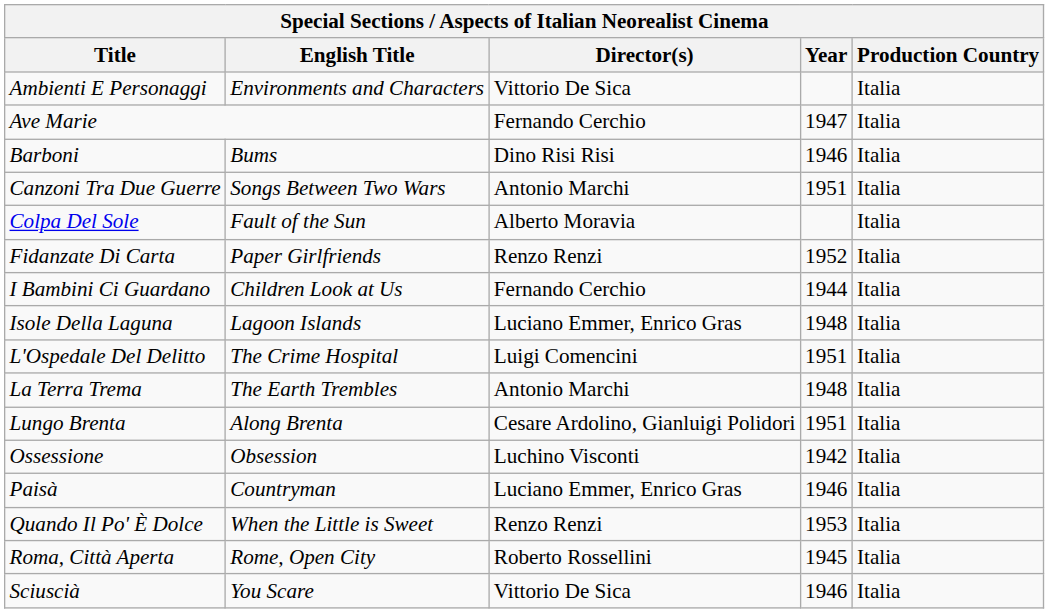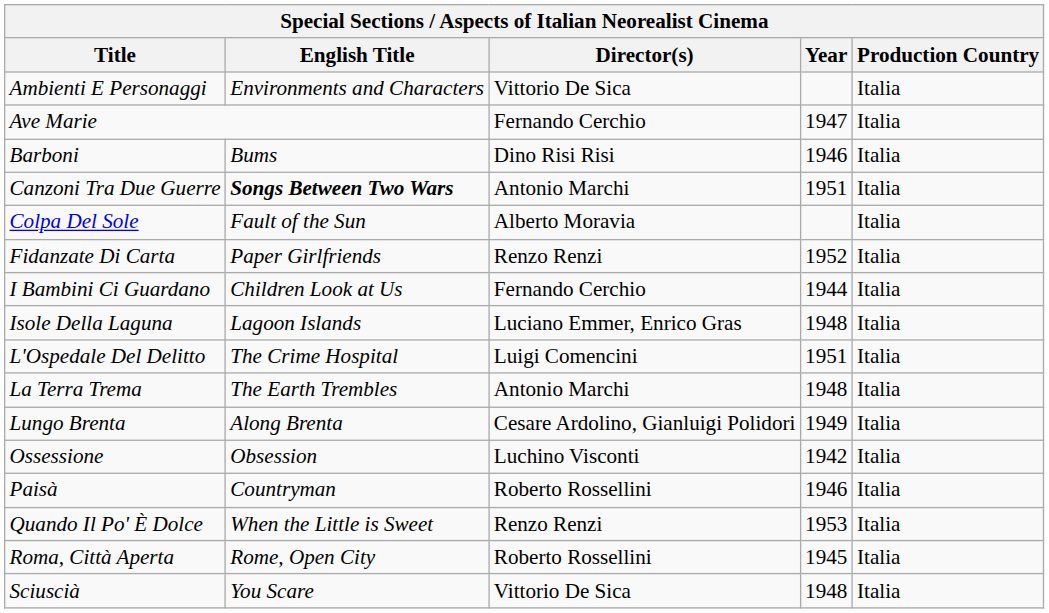(338, 188) normal -> (342, 188) bold
(826, 423) 1951 -> (826, 423) 1949
(618, 490) Luciano Emmer, Enrico Gras -> (573, 490) Roberto Rossellini
(826, 590) 1946 -> (826, 590) 1948
